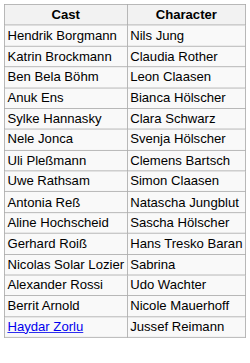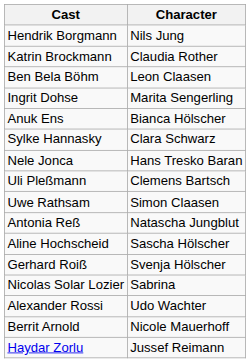+ row: (43, 98)
(178, 139) Svenja Hölscher -> (186, 160) Hans Tresko Baran
(186, 243) Hans Tresko Baran -> (178, 264) Svenja Hölscher
